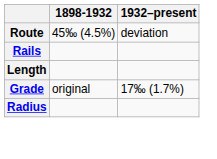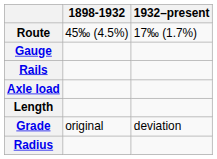(144, 32) deviation -> (165, 32) 17‰ (1.7%)
+ row: (33, 51)
+ row: (33, 88)
(152, 88) 17‰ (1.7%) -> (158, 126) deviation
